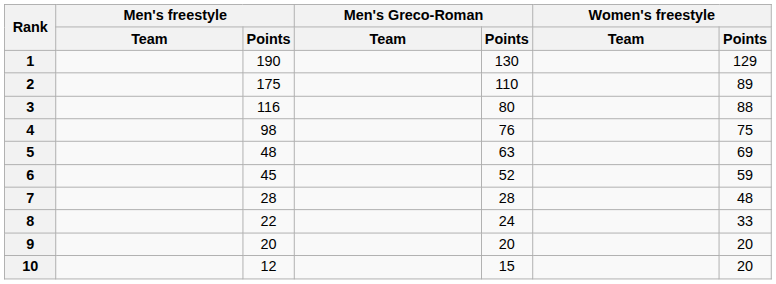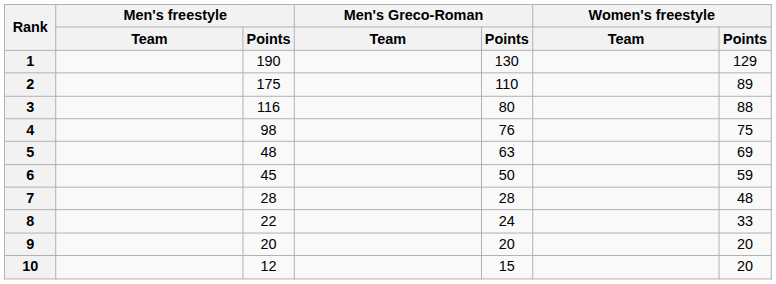(507, 175) 52 -> (507, 175) 50
